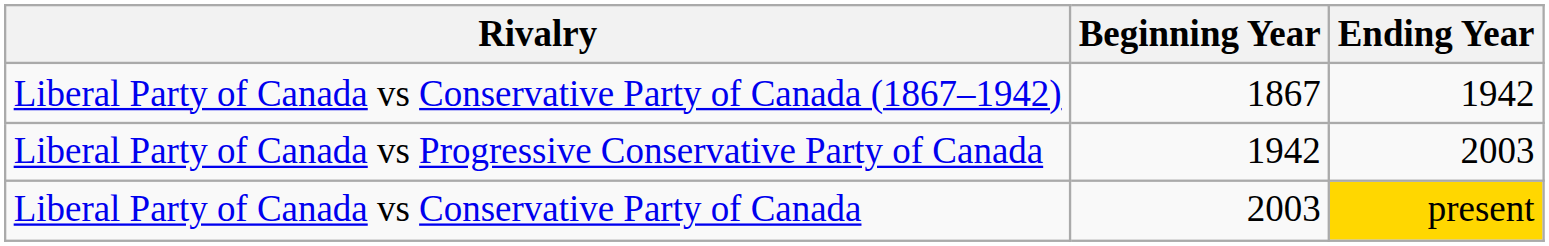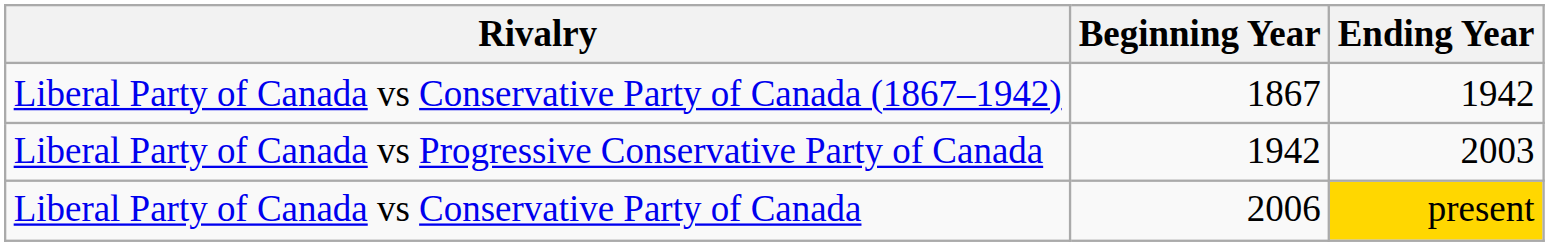(1284, 209) 2003 -> (1284, 209) 2006
